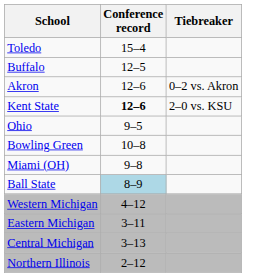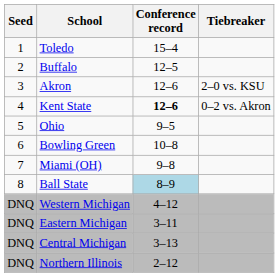+ column: (21, 21)
(204, 86) 0–2 vs. Akron -> (233, 86) 2–0 vs. KSU
(201, 106) 2–0 vs. KSU -> (236, 106) 0–2 vs. Akron
